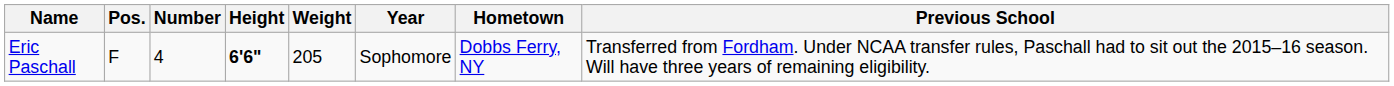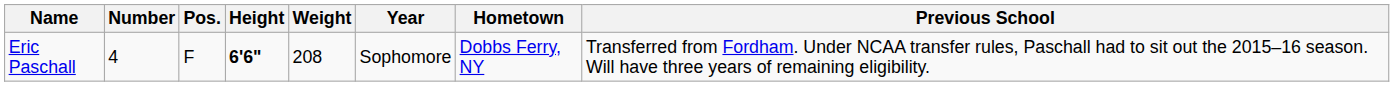columns swapped: (187, 18) <-> (127, 18)
(307, 56) 205 -> (307, 56) 208
